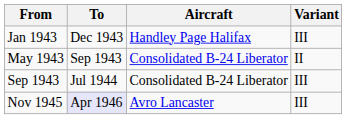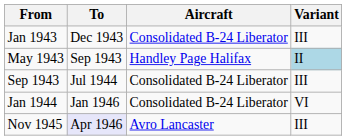(190, 37) Handley Page Halifax -> (209, 37) Consolidated B-24 Liberator
(209, 59) Consolidated B-24 Liberator -> (190, 59) Handley Page Halifax
(299, 59) no background -> (299, 59) lightblue background
+ row: (32, 102)
